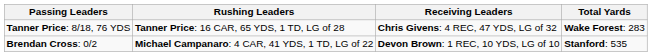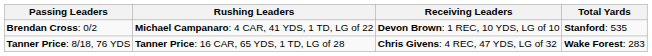rows swapped: (68, 28) <-> (52, 43)
